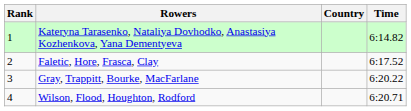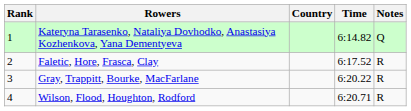+ column: (390, 13)
